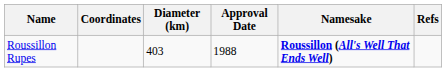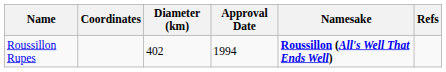(155, 51) 403 -> (155, 51) 402
(225, 51) 1988 -> (225, 51) 1994
